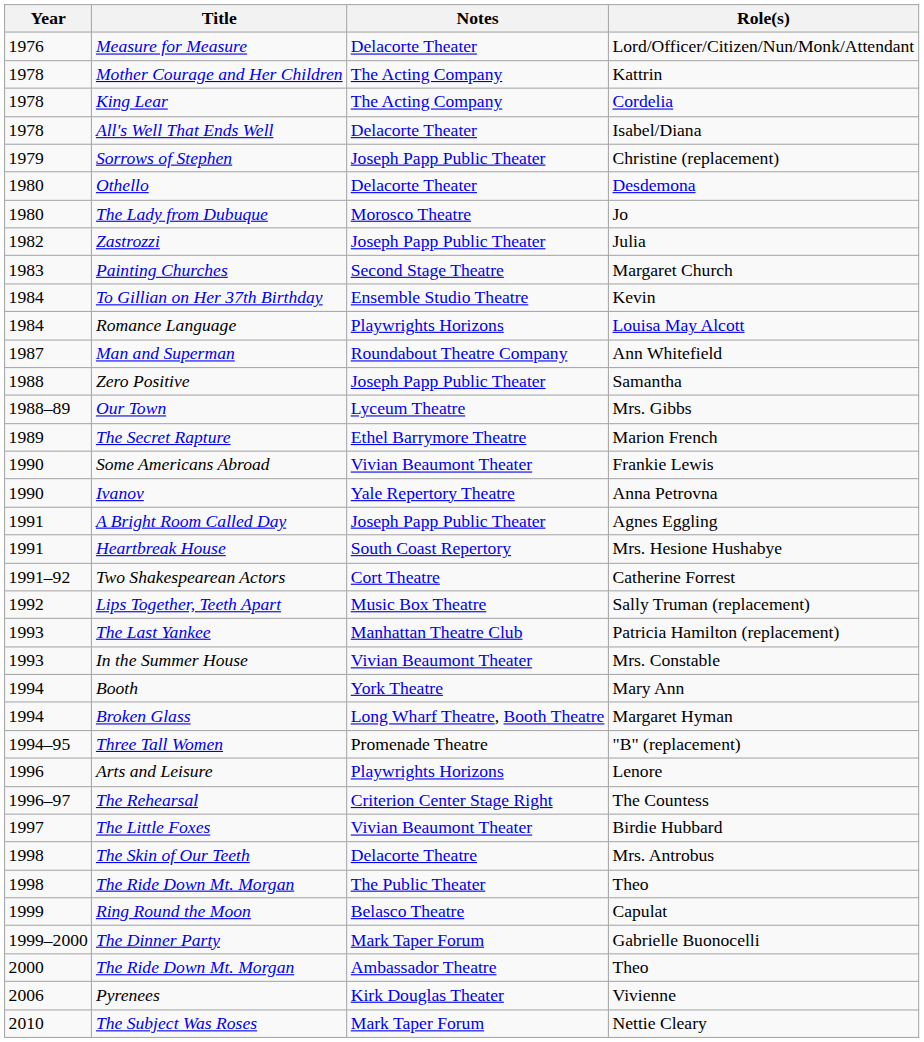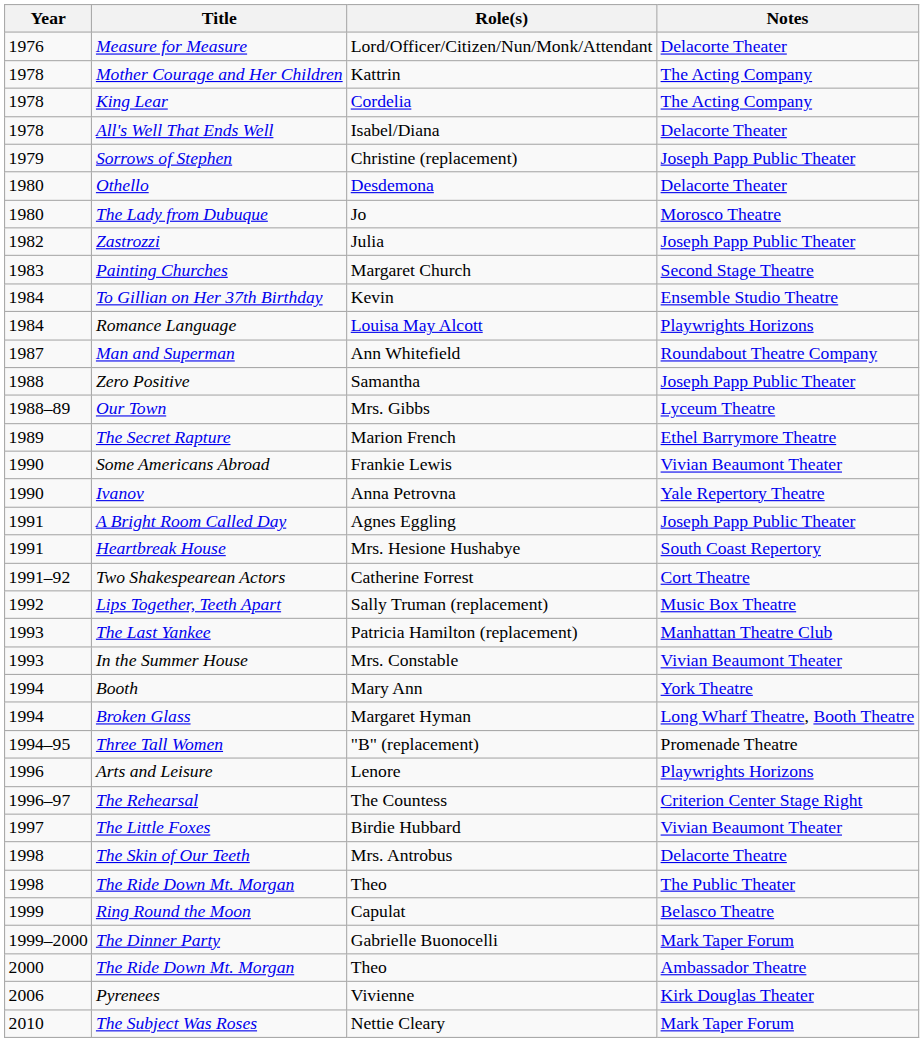columns swapped: (763, 18) <-> (478, 18)
